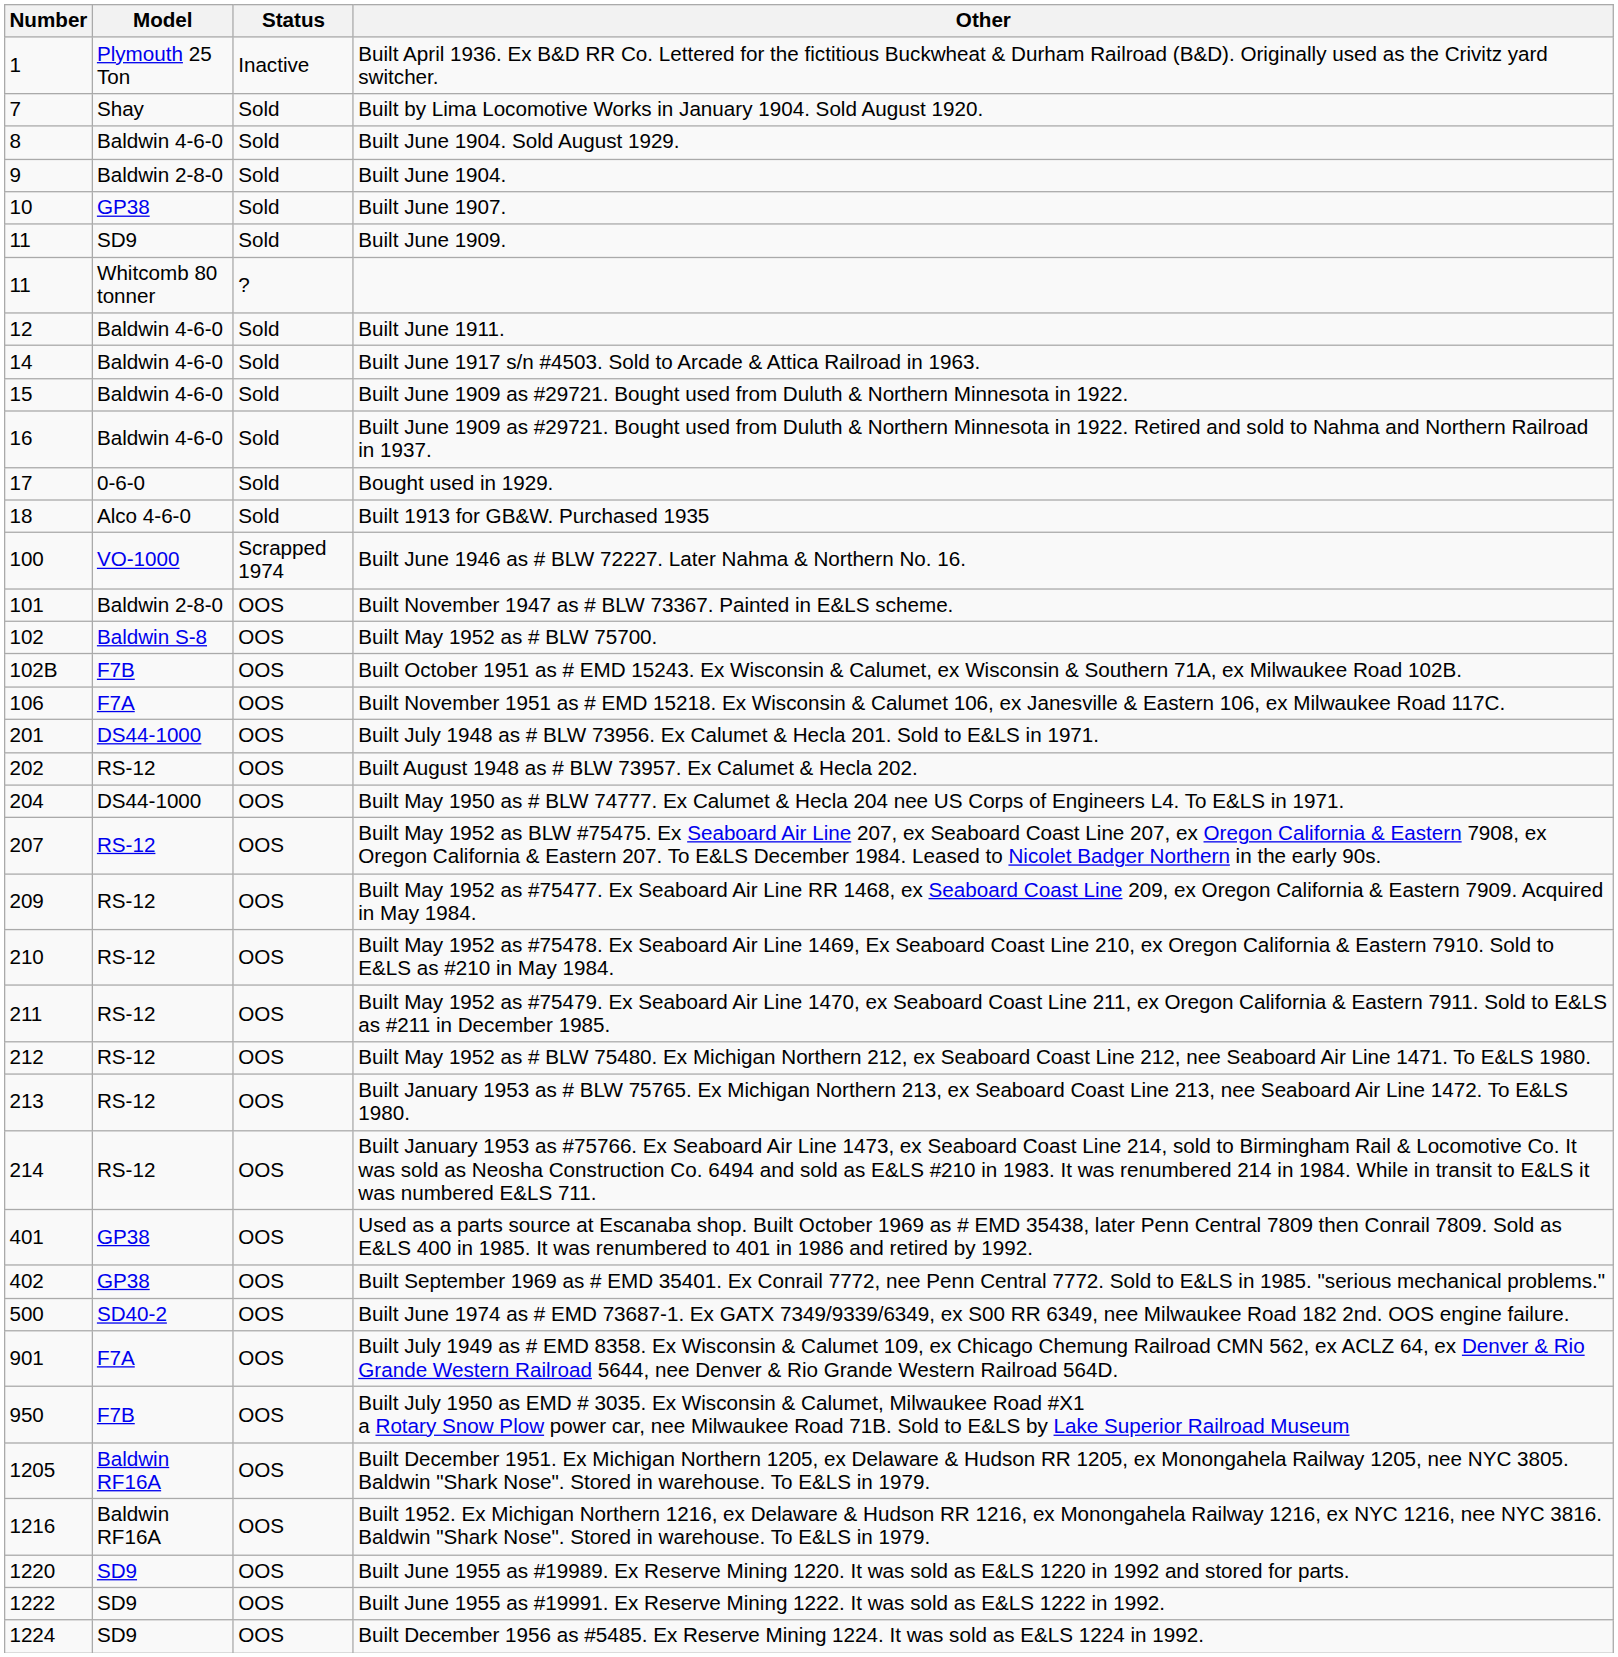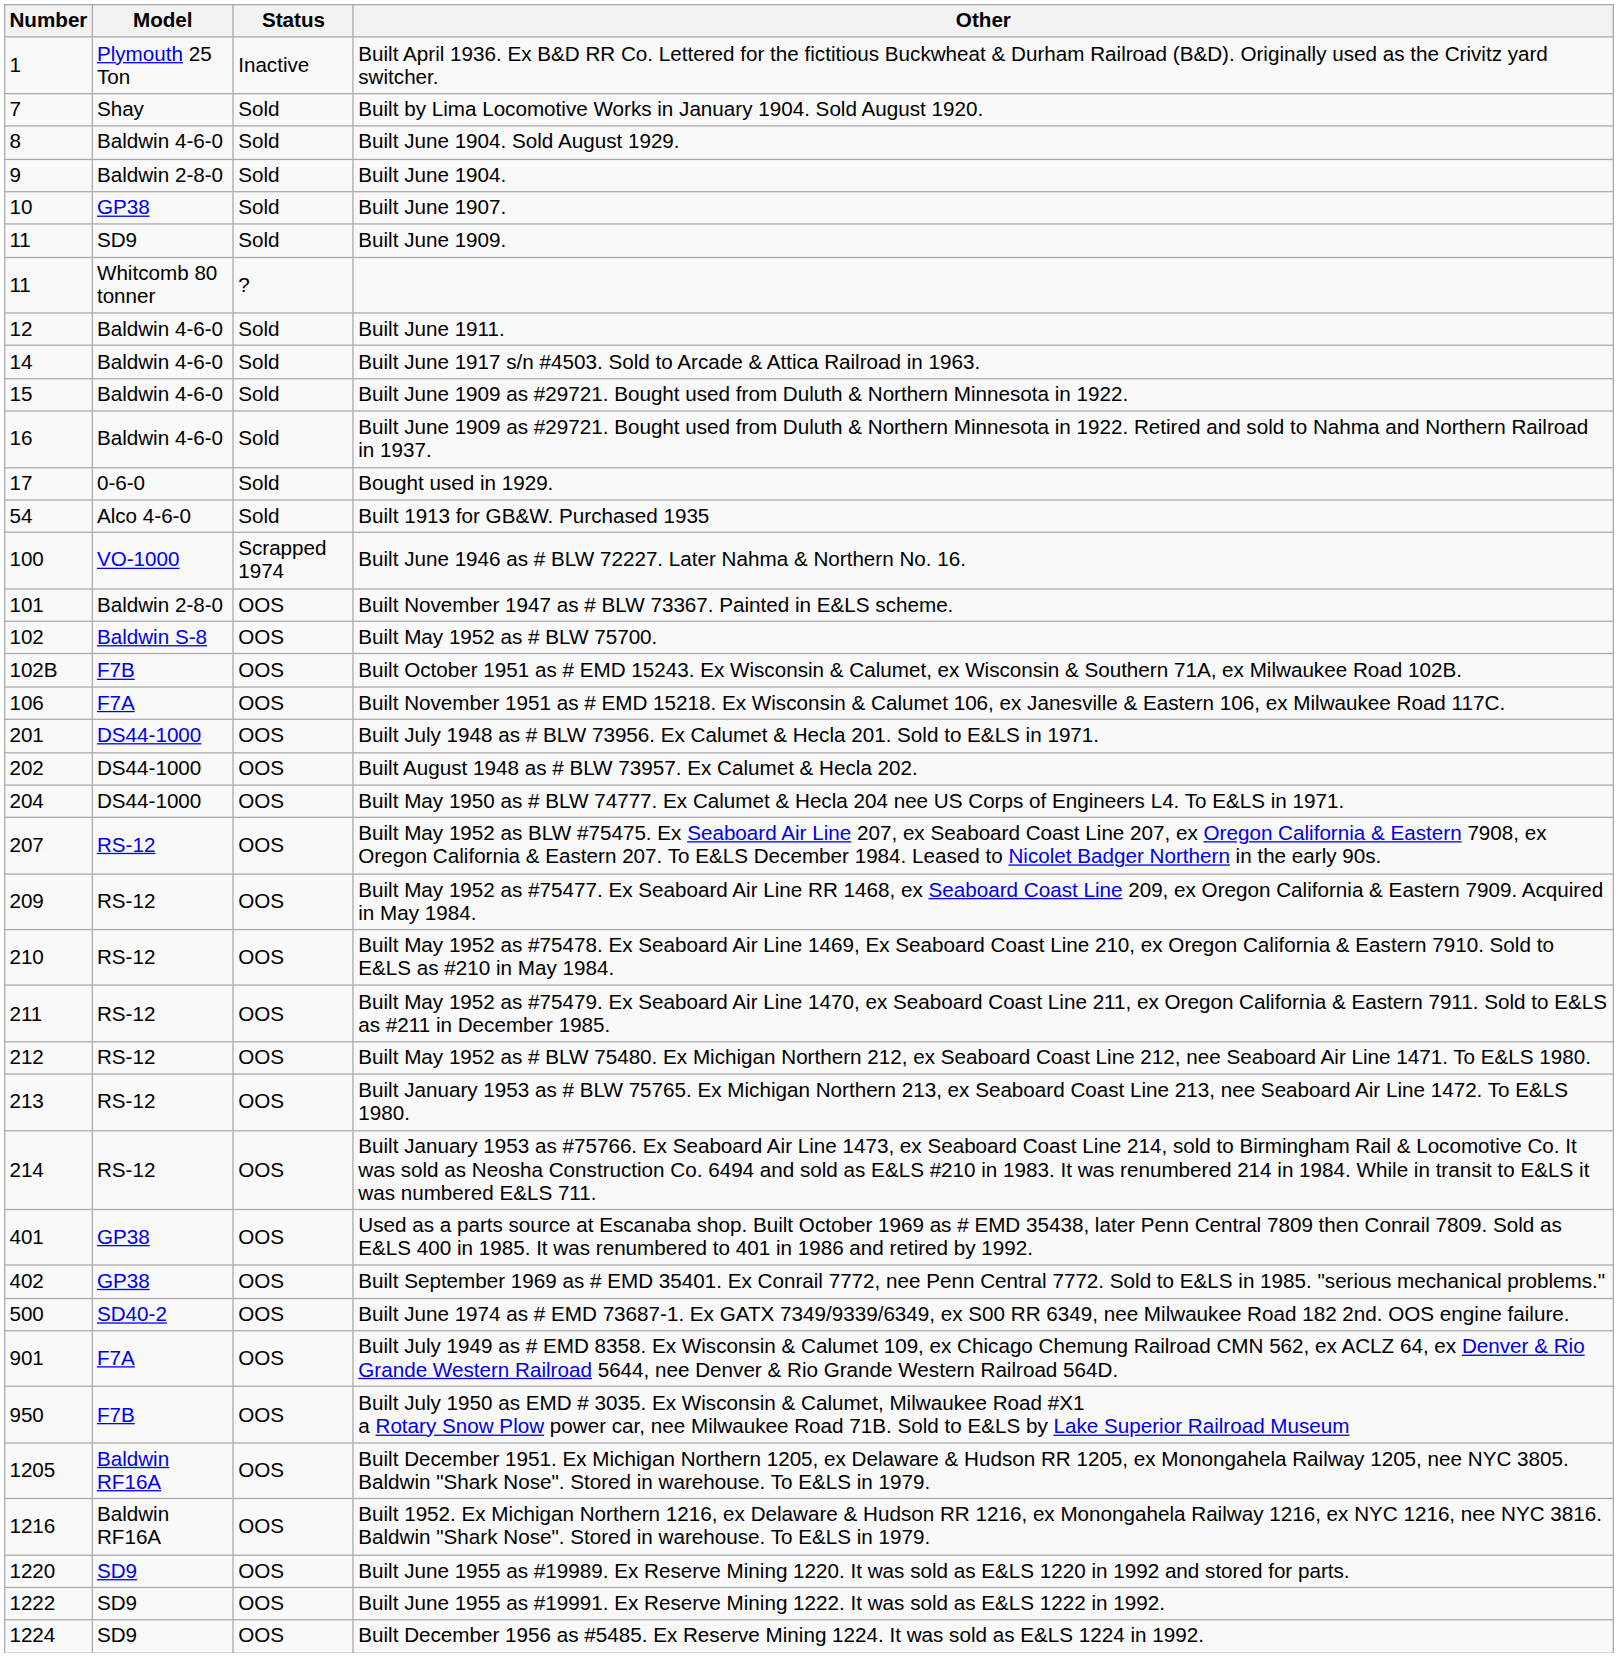(21, 516) 18 -> (21, 516) 54
(126, 768) RS-12 -> (149, 768) DS44-1000
